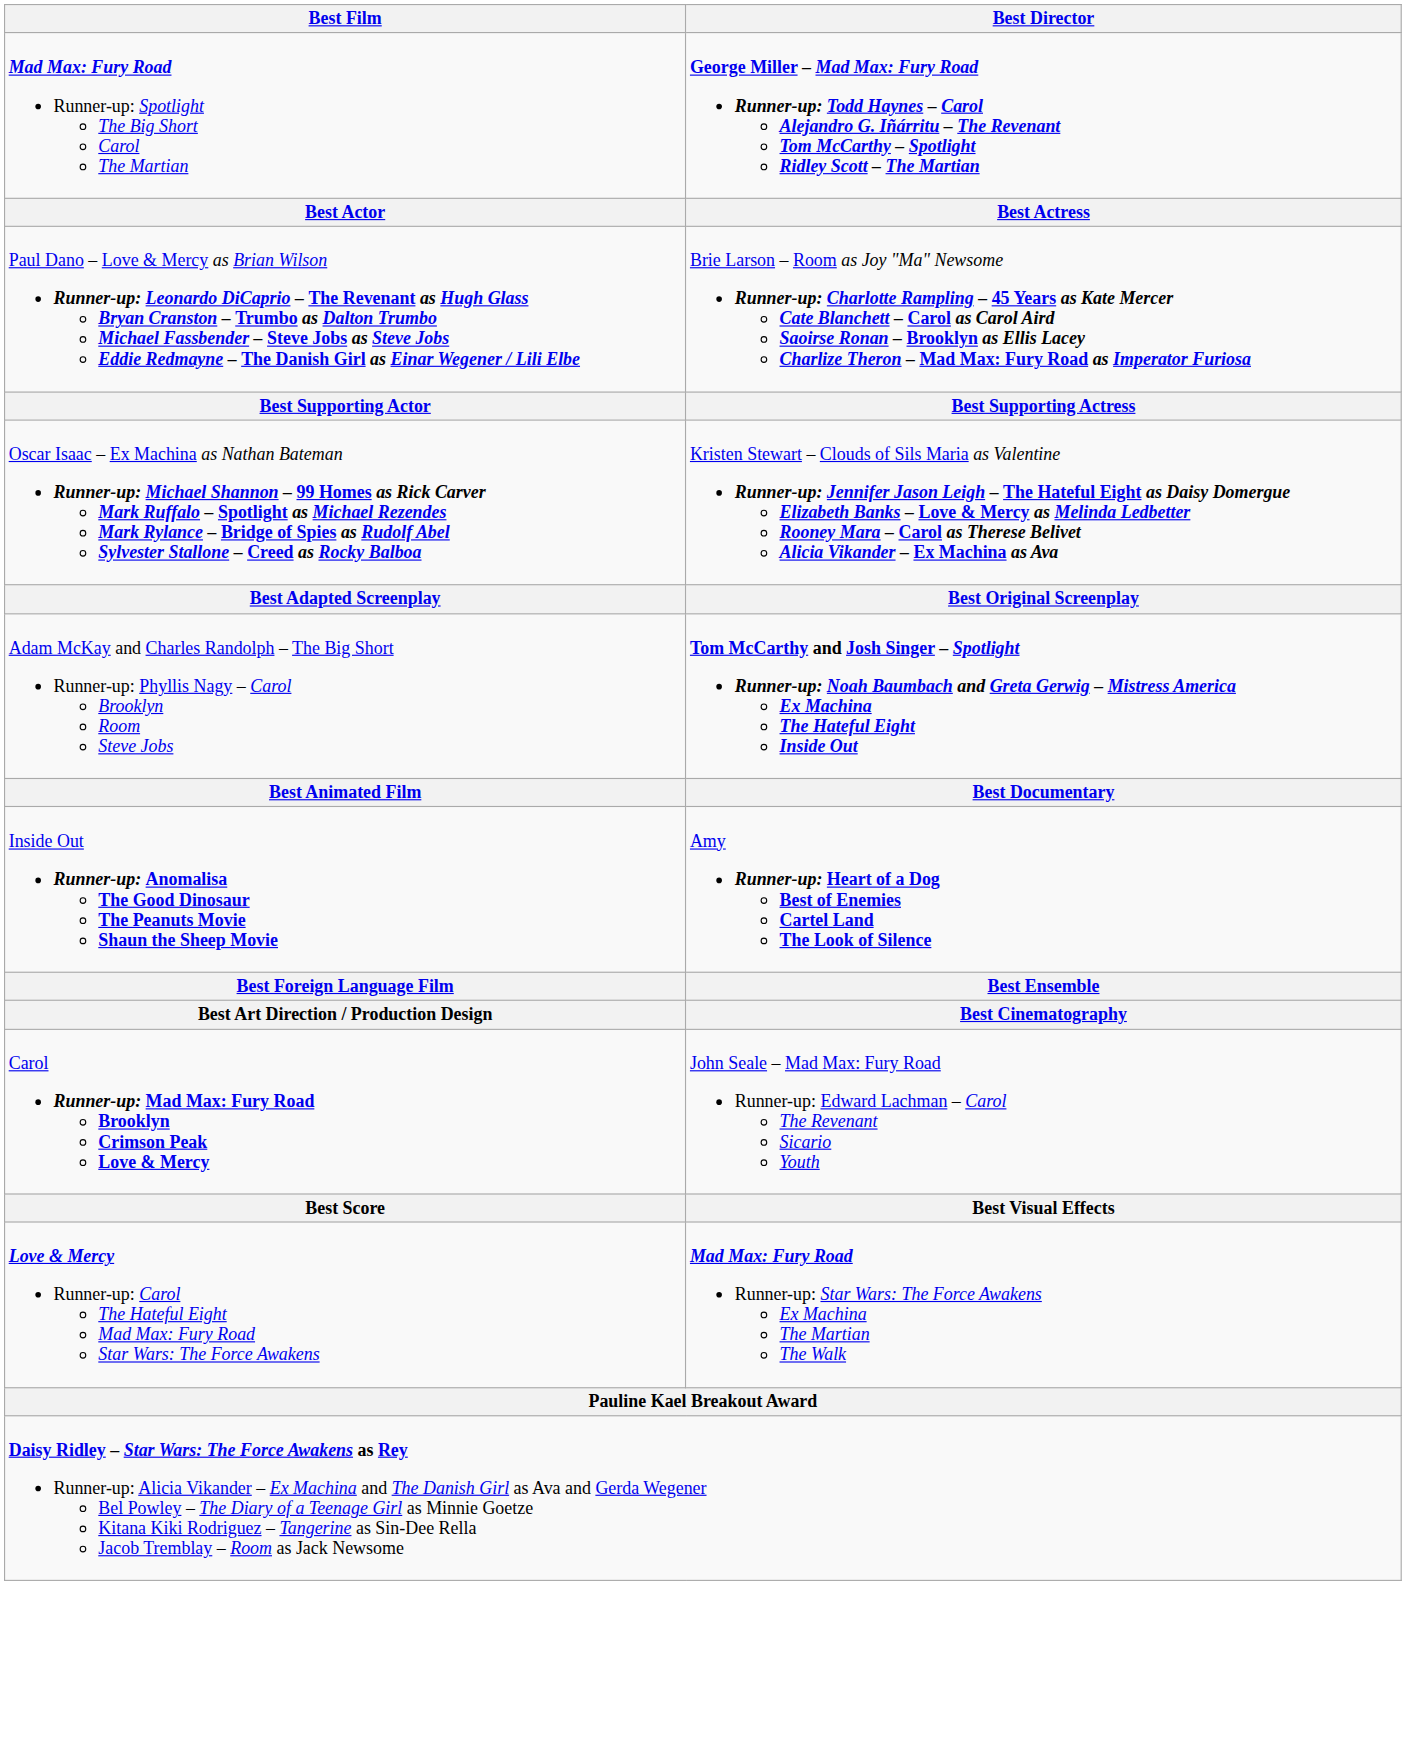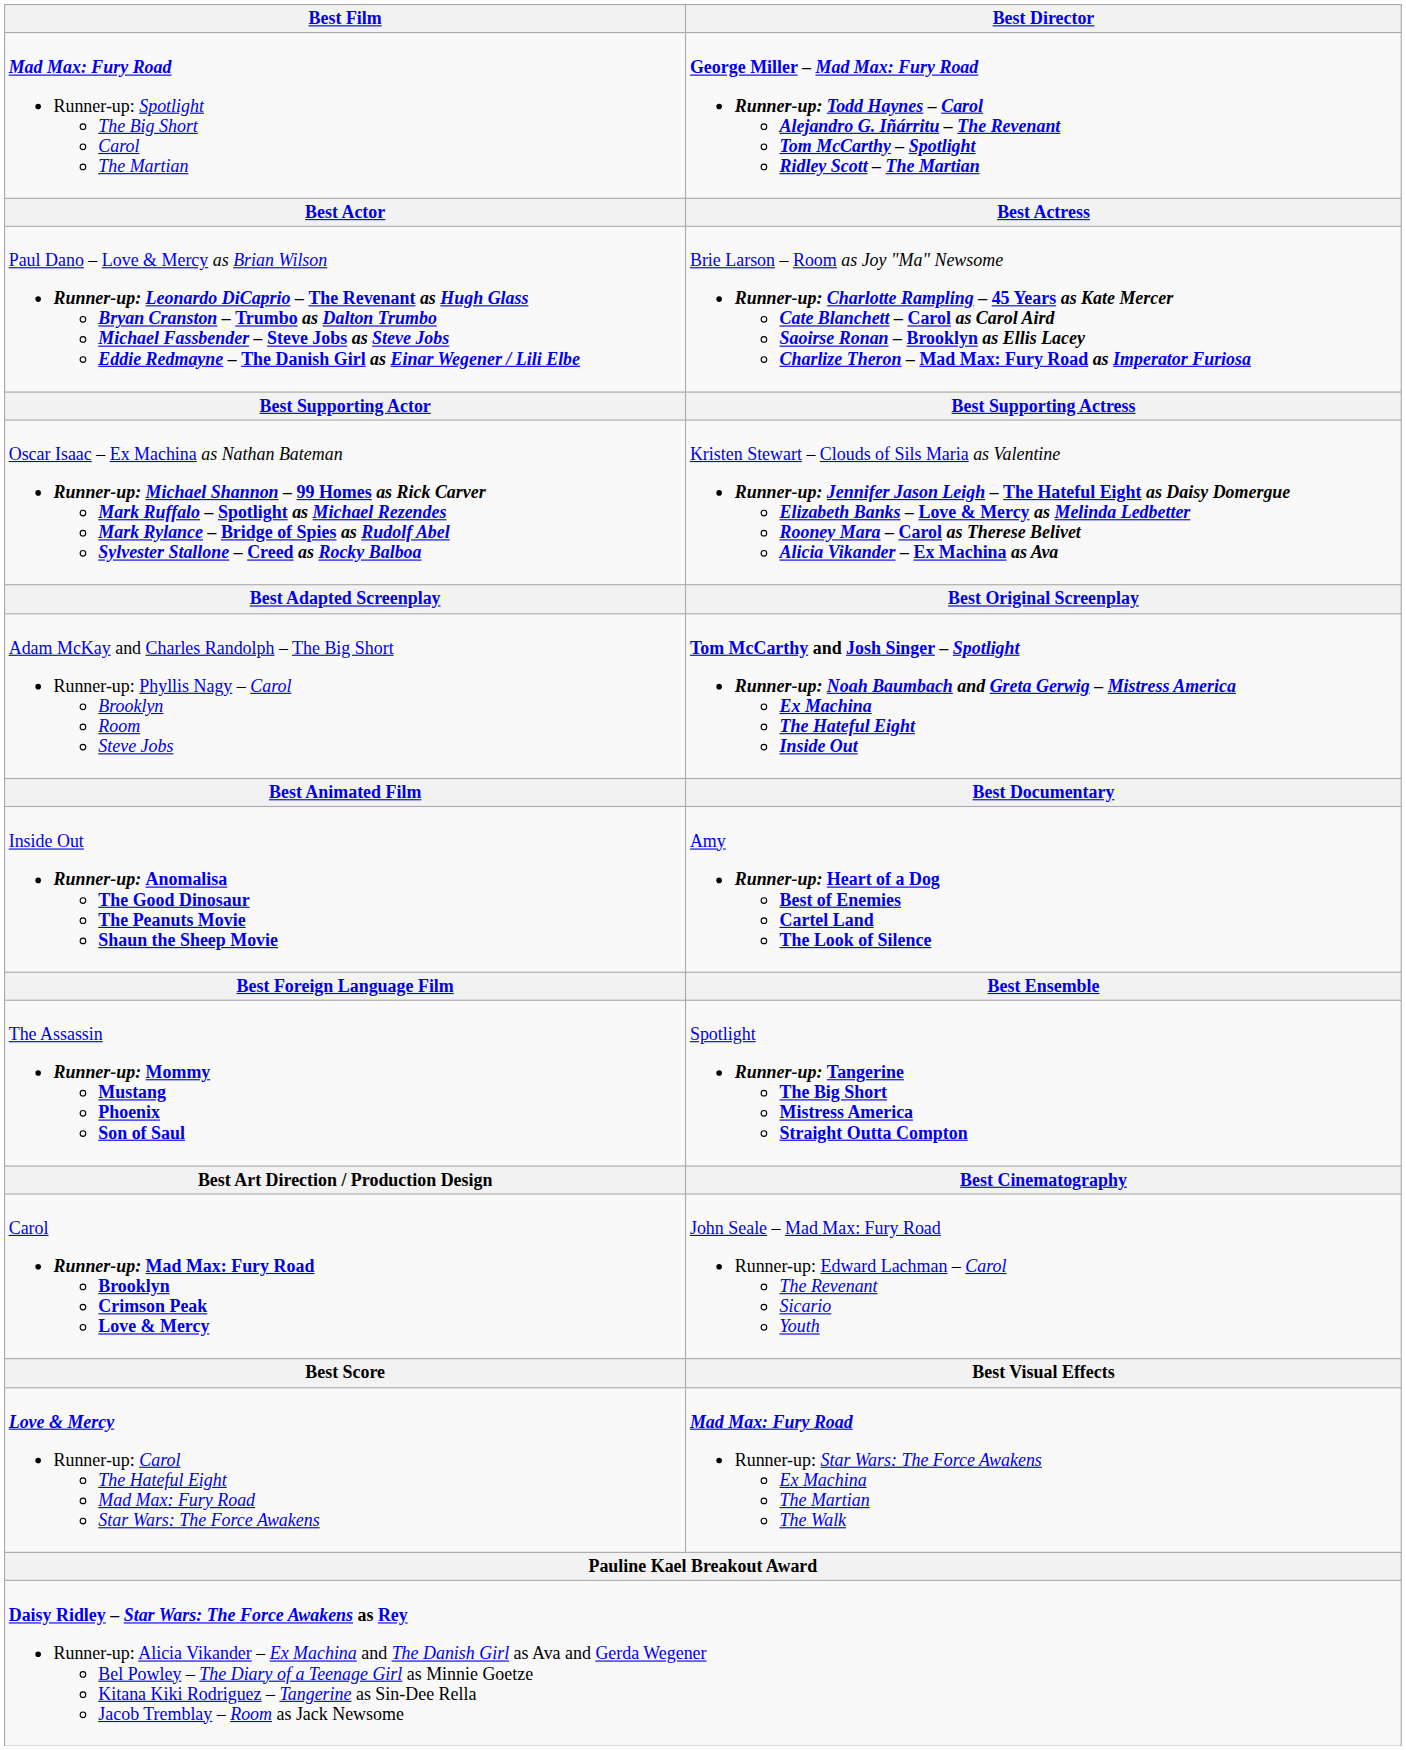+ row: (345, 1084)
